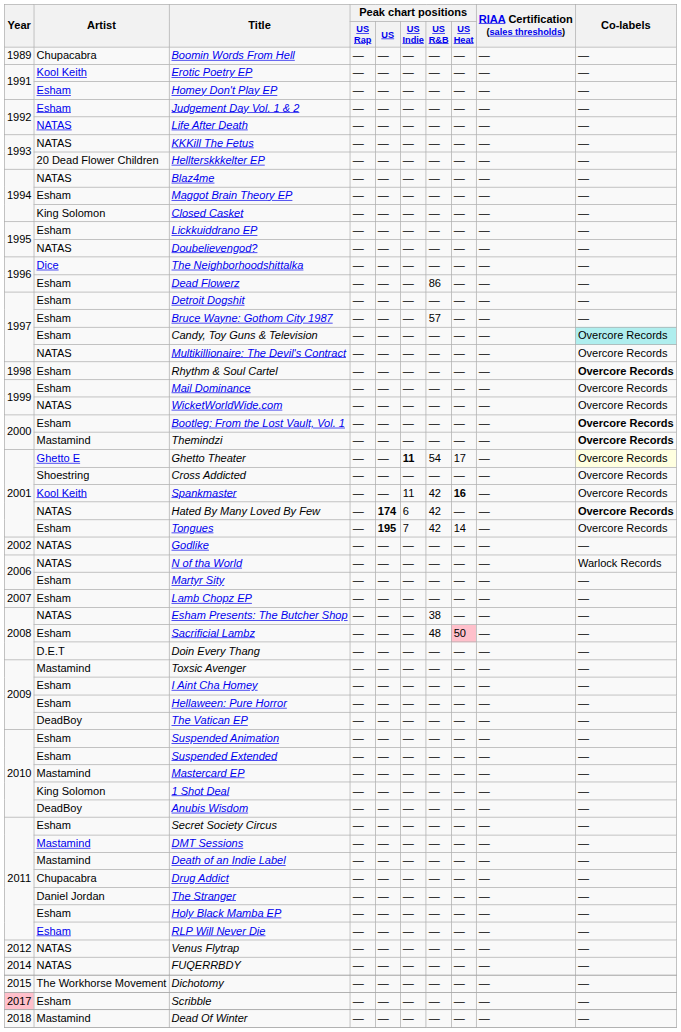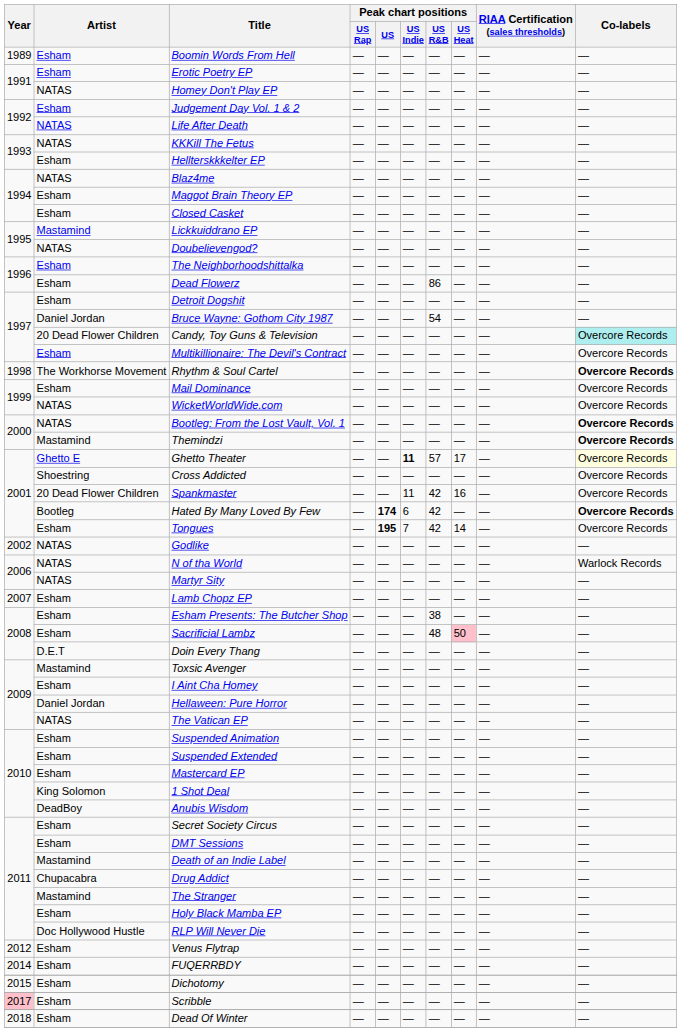(67, 55) Chupacabra -> (54, 55) Esham
(62, 73) Kool Keith -> (54, 73) Esham
(54, 90) Esham -> (54, 90) NATAS
(98, 160) 20 Dead Flower Children -> (54, 160) Esham
(71, 213) King Solomon -> (54, 213) Esham
(54, 230) Esham -> (64, 230) Mastamind
(48, 265) Dice -> (54, 265) Esham
(54, 318) Esham -> (71, 318) Daniel Jordan
(435, 318) 57 -> (435, 318) 54
(54, 335) Esham -> (98, 335) 20 Dead Flower Children
(54, 353) NATAS -> (54, 353) Esham
(54, 370) Esham -> (101, 370) The Workhorse Movement
(54, 423) Esham -> (54, 423) NATAS
(435, 458) 54 -> (435, 458) 57
(62, 493) Kool Keith -> (98, 493) 20 Dead Flower Children
(460, 493) bold -> (460, 493) normal
(54, 511) NATAS -> (55, 511) Bootleg
(54, 581) Esham -> (54, 581) NATAS
(54, 616) NATAS -> (54, 616) Esham
(54, 703) Esham -> (71, 703) Daniel Jordan
(59, 721) DeadBoy -> (54, 721) NATAS
(64, 773) Mastamind -> (54, 773) Esham
(64, 843) Mastamind -> (54, 843) Esham
(71, 896) Daniel Jordan -> (64, 896) Mastamind
(54, 931) Esham -> (91, 931) Doc Hollywood Hustle
(54, 948) NATAS -> (54, 948) Esham
(54, 966) NATAS -> (54, 966) Esham
(101, 983) The Workhorse Movement -> (54, 983) Esham
(64, 1018) Mastamind -> (54, 1018) Esham
